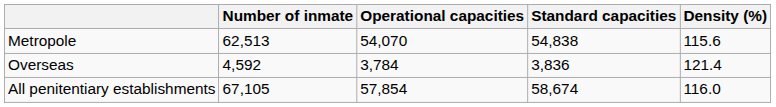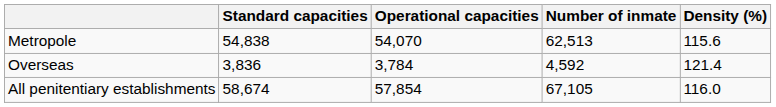columns swapped: (604, 16) <-> (288, 16)
